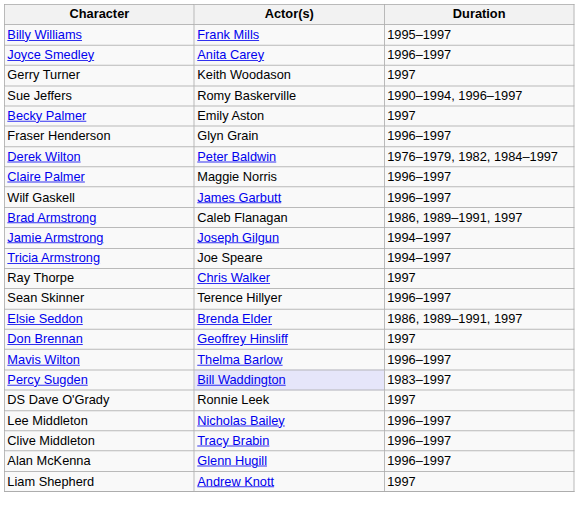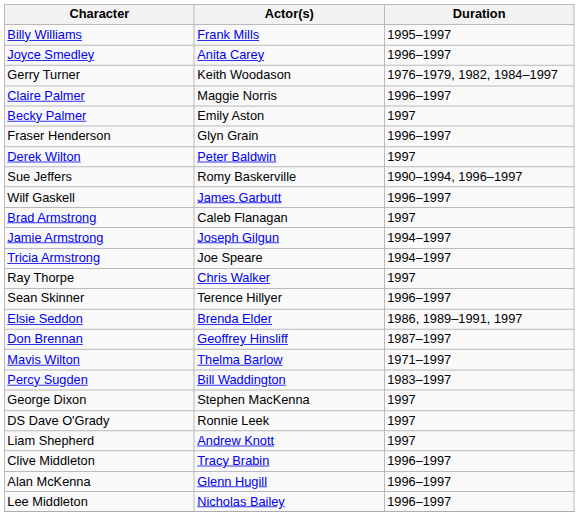(401, 75) 1997 -> (473, 75) 1976–1979, 1982, 1984–1997
rows swapped: (40, 95) <-> (46, 177)
(473, 156) 1976–1979, 1982, 1984–1997 -> (401, 156) 1997
(455, 217) 1986, 1989–1991, 1997 -> (401, 217) 1997
(401, 339) 1997 -> (419, 339) 1987–1997
(419, 359) 1996–1997 -> (419, 359) 1971–1997
(241, 380) lavender background -> (241, 380) no background
+ row: (47, 400)
rows swapped: (48, 420) <-> (51, 481)
